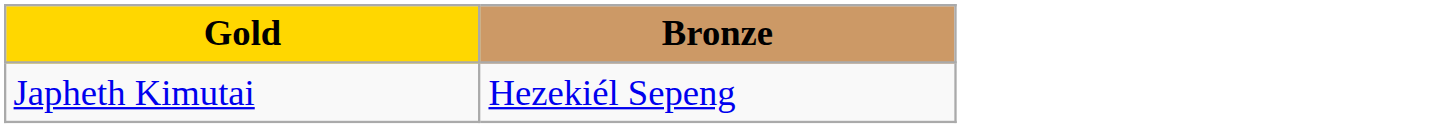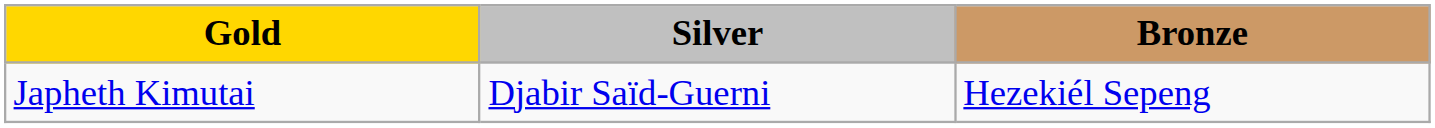+ column: (717, 33)
